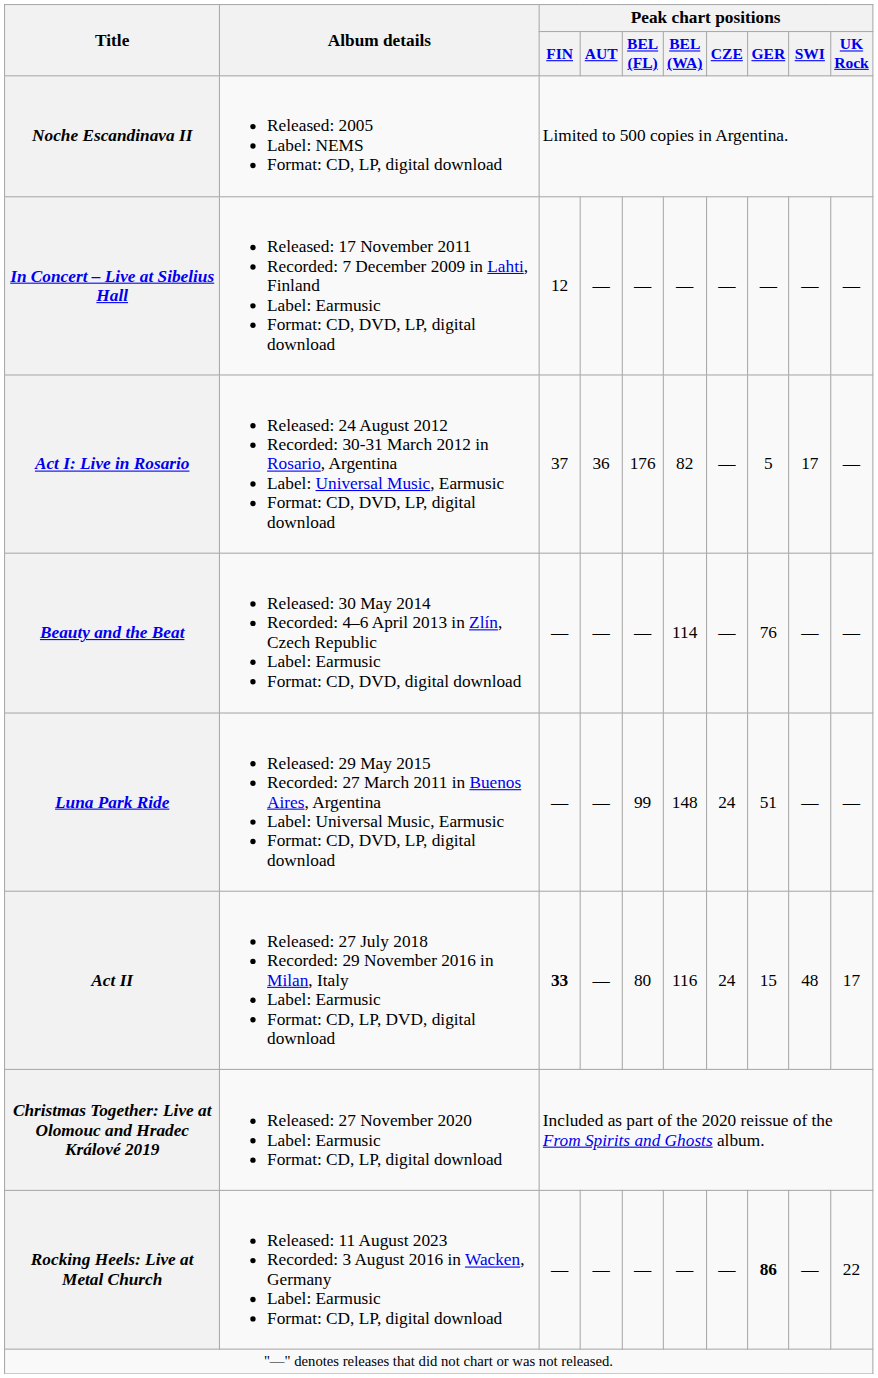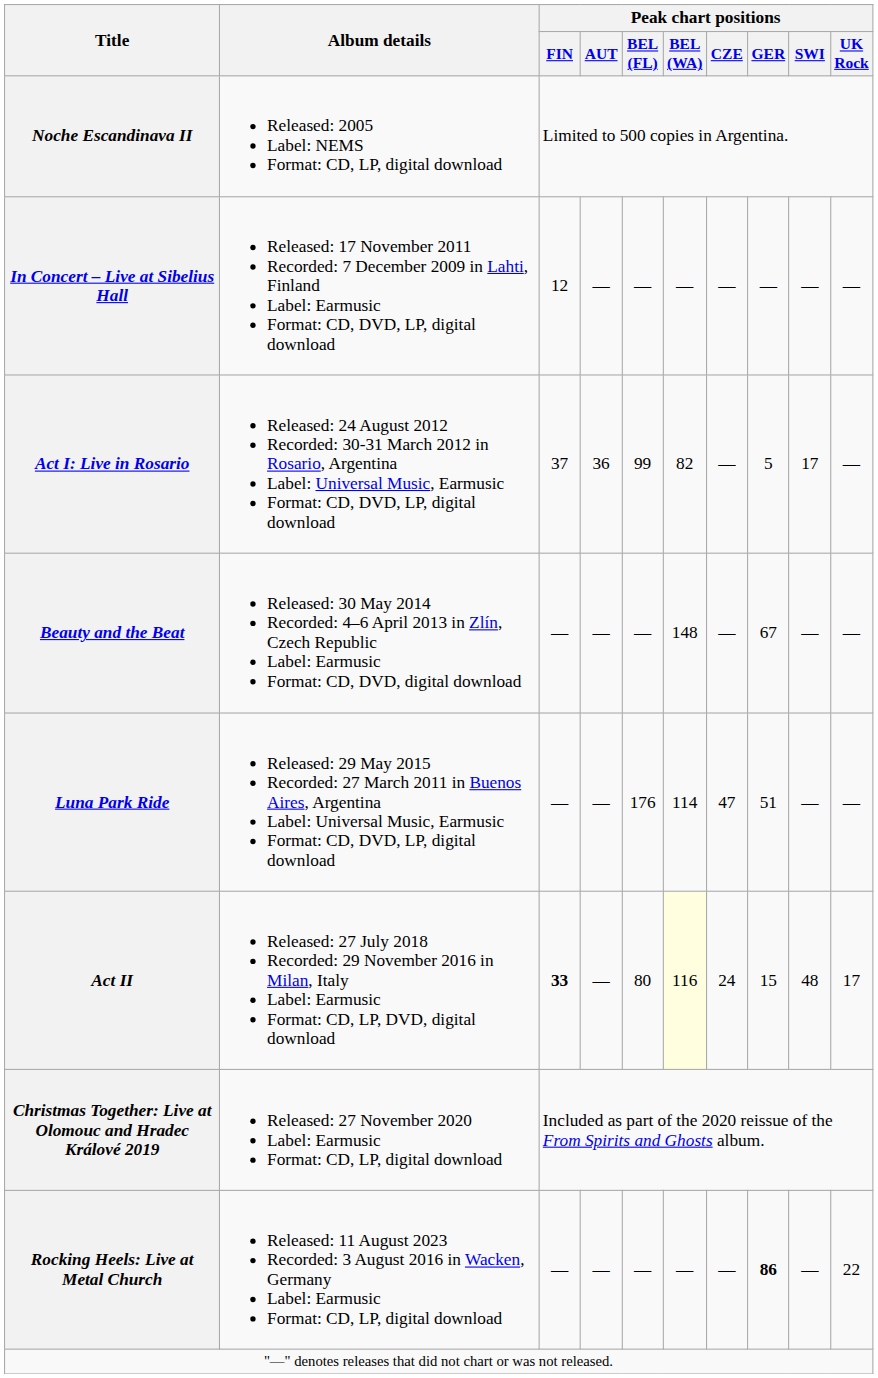(643, 464) 176 -> (643, 464) 99
(685, 632) 114 -> (685, 632) 148
(768, 632) 76 -> (768, 632) 67
(643, 801) 99 -> (643, 801) 176
(685, 801) 148 -> (685, 801) 114
(727, 801) 24 -> (727, 801) 47
(685, 980) no background -> (685, 980) lightyellow background
